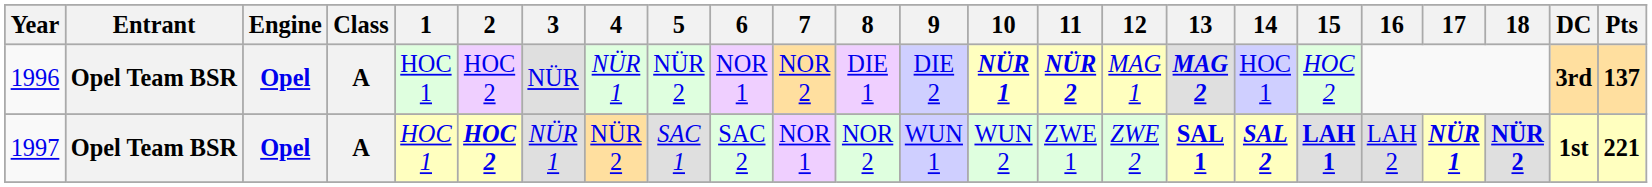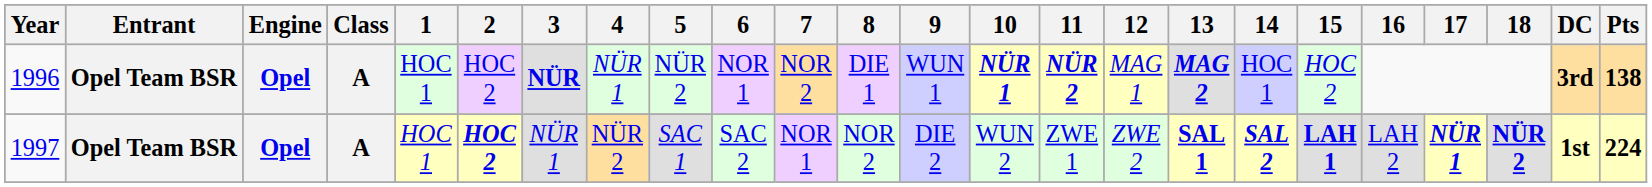(553, 78) normal -> (554, 78) bold
(934, 78) DIE 2 -> (935, 78) WUN 1
(1622, 78) 137 -> (1623, 78) 138
(934, 147) WUN 1 -> (935, 147) DIE 2
(1622, 147) 221 -> (1623, 147) 224
